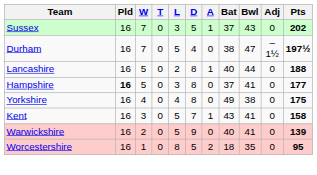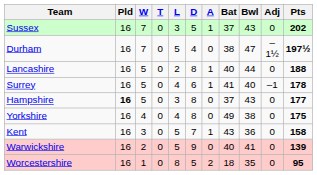+ row: (21, 85)
(250, 85) 41 -> (250, 100) 43
(250, 116) 41 -> (250, 131) 36
